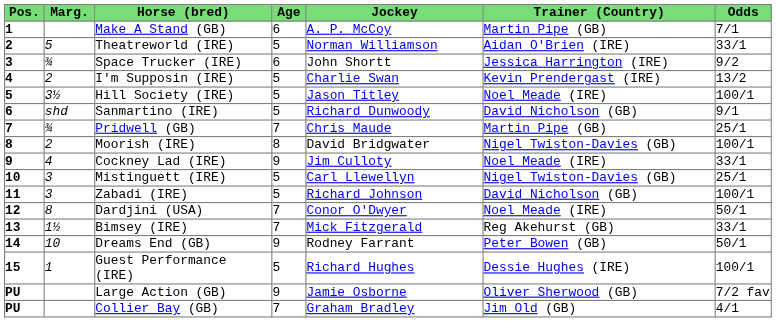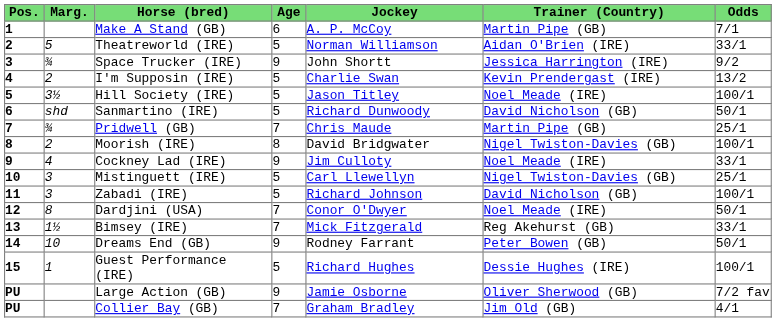(276, 62) 6 -> (276, 62) 9
(727, 112) 9/1 -> (731, 112) 50/1
